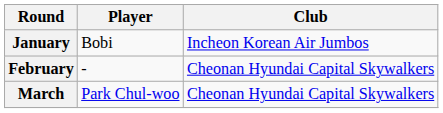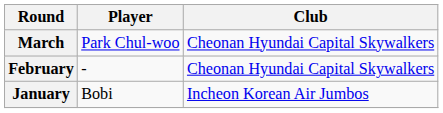rows swapped: (41, 42) <-> (41, 94)
